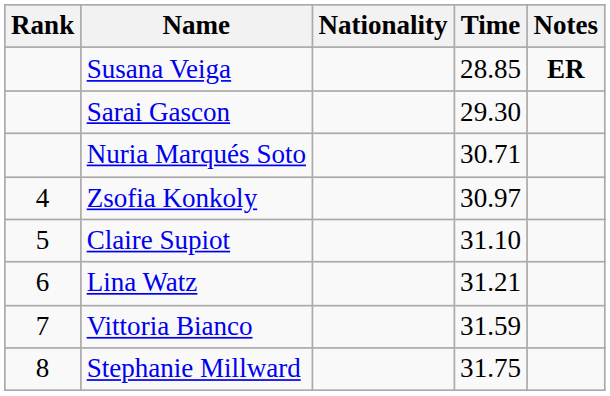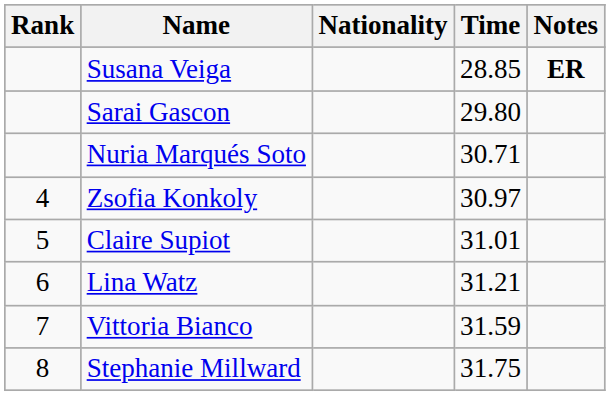(491, 111) 29.30 -> (491, 111) 29.80
(491, 240) 31.10 -> (491, 240) 31.01
